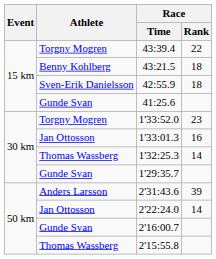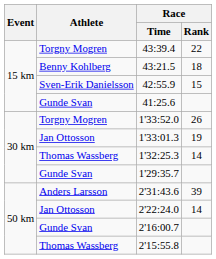(196, 85) 18 -> (196, 85) 15
(196, 120) 23 -> (196, 120) 26
(196, 138) 16 -> (196, 138) 19
